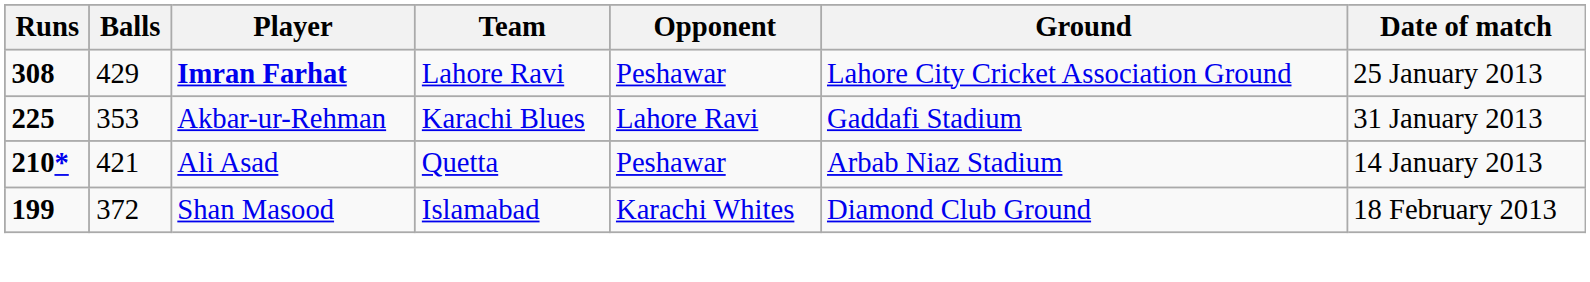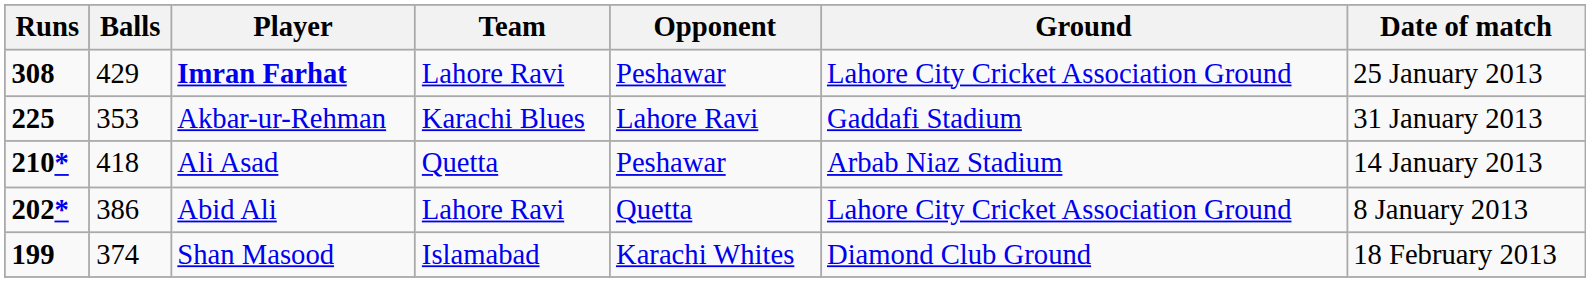(118, 163) 421 -> (118, 163) 418
+ row: (227, 208)
(118, 208) 372 -> (118, 254) 374
